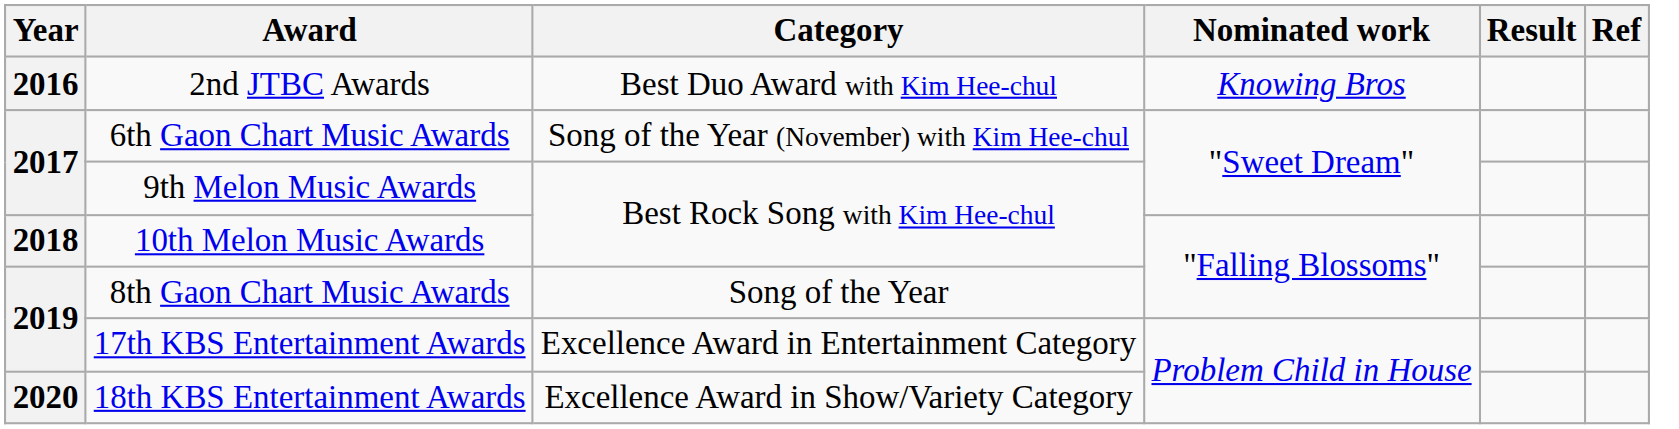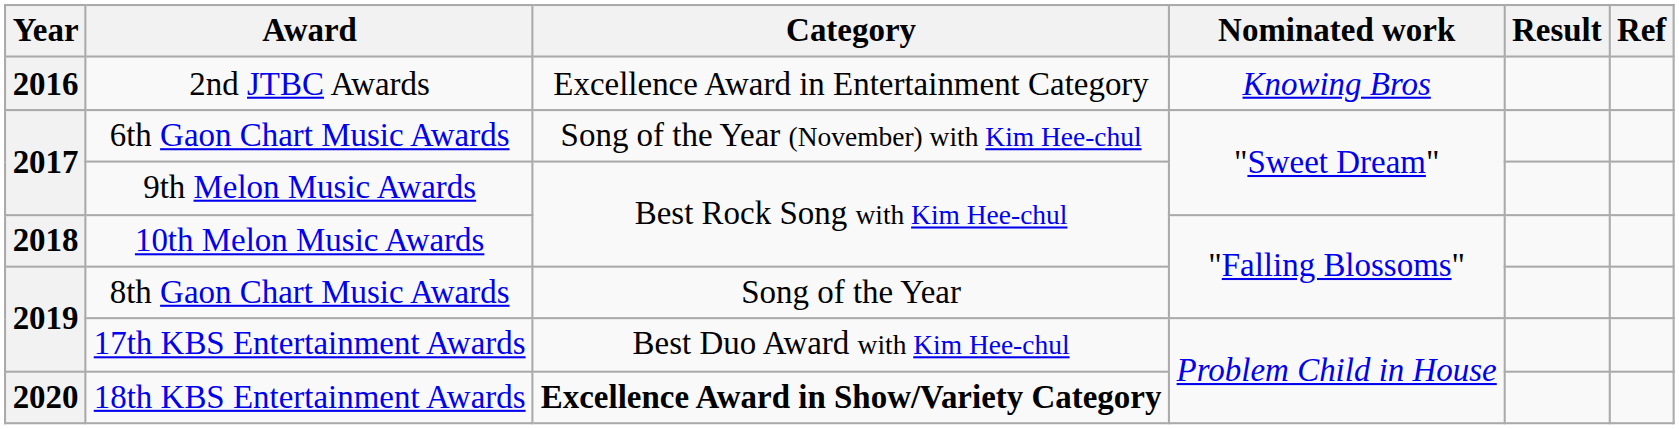(839, 82) Best Duo Award with Kim Hee-chul -> (851, 82) Excellence Award in Entertainment Category
(839, 344) Excellence Award in Entertainment Category -> (851, 344) Best Duo Award with Kim Hee-chul
(839, 396) normal -> (851, 396) bold
